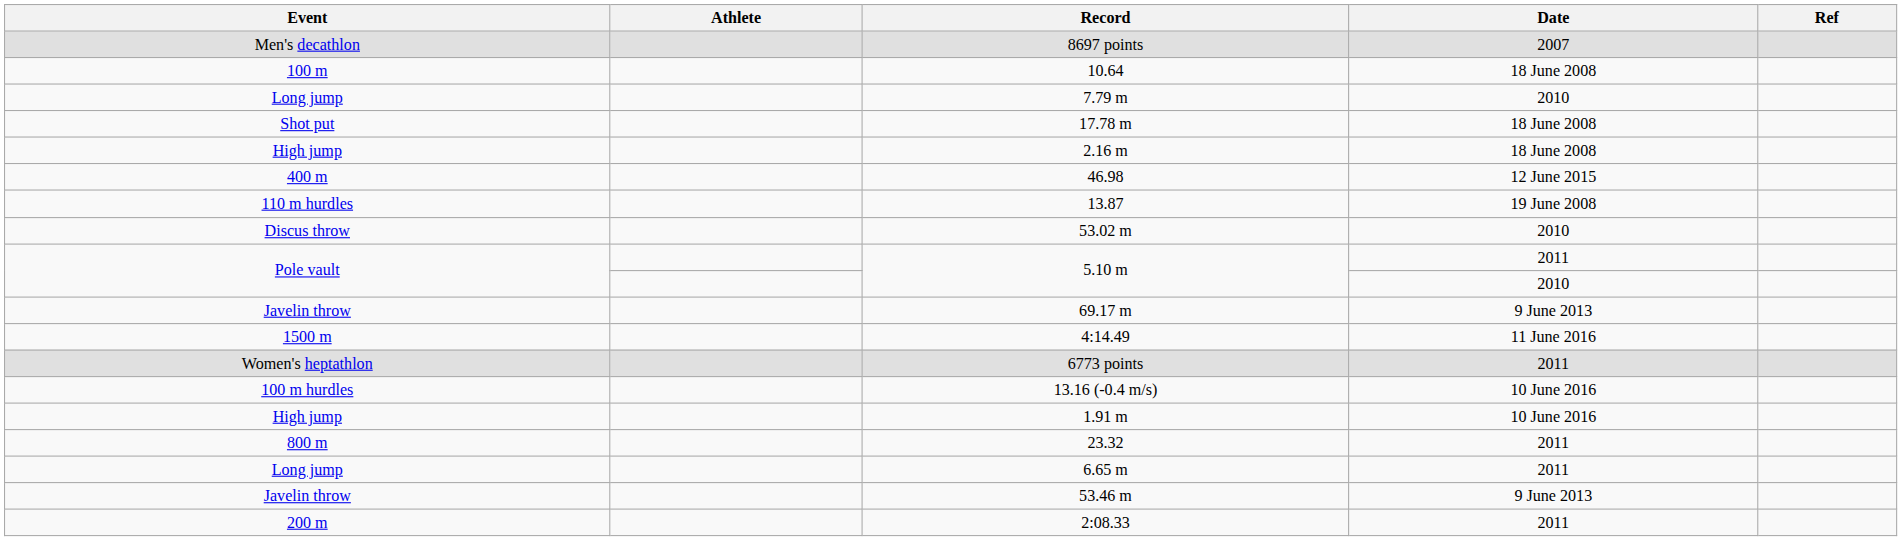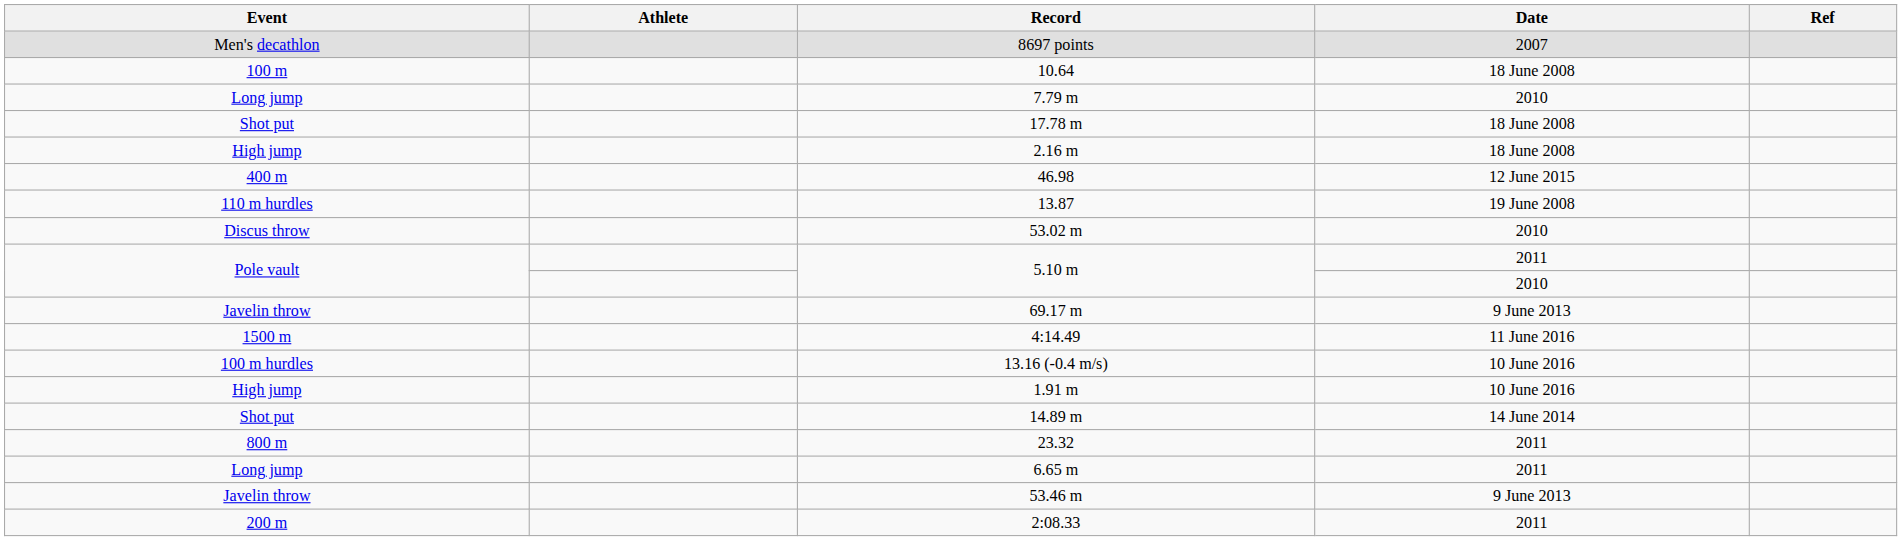- row: (1106, 363)
+ row: (1056, 416)
